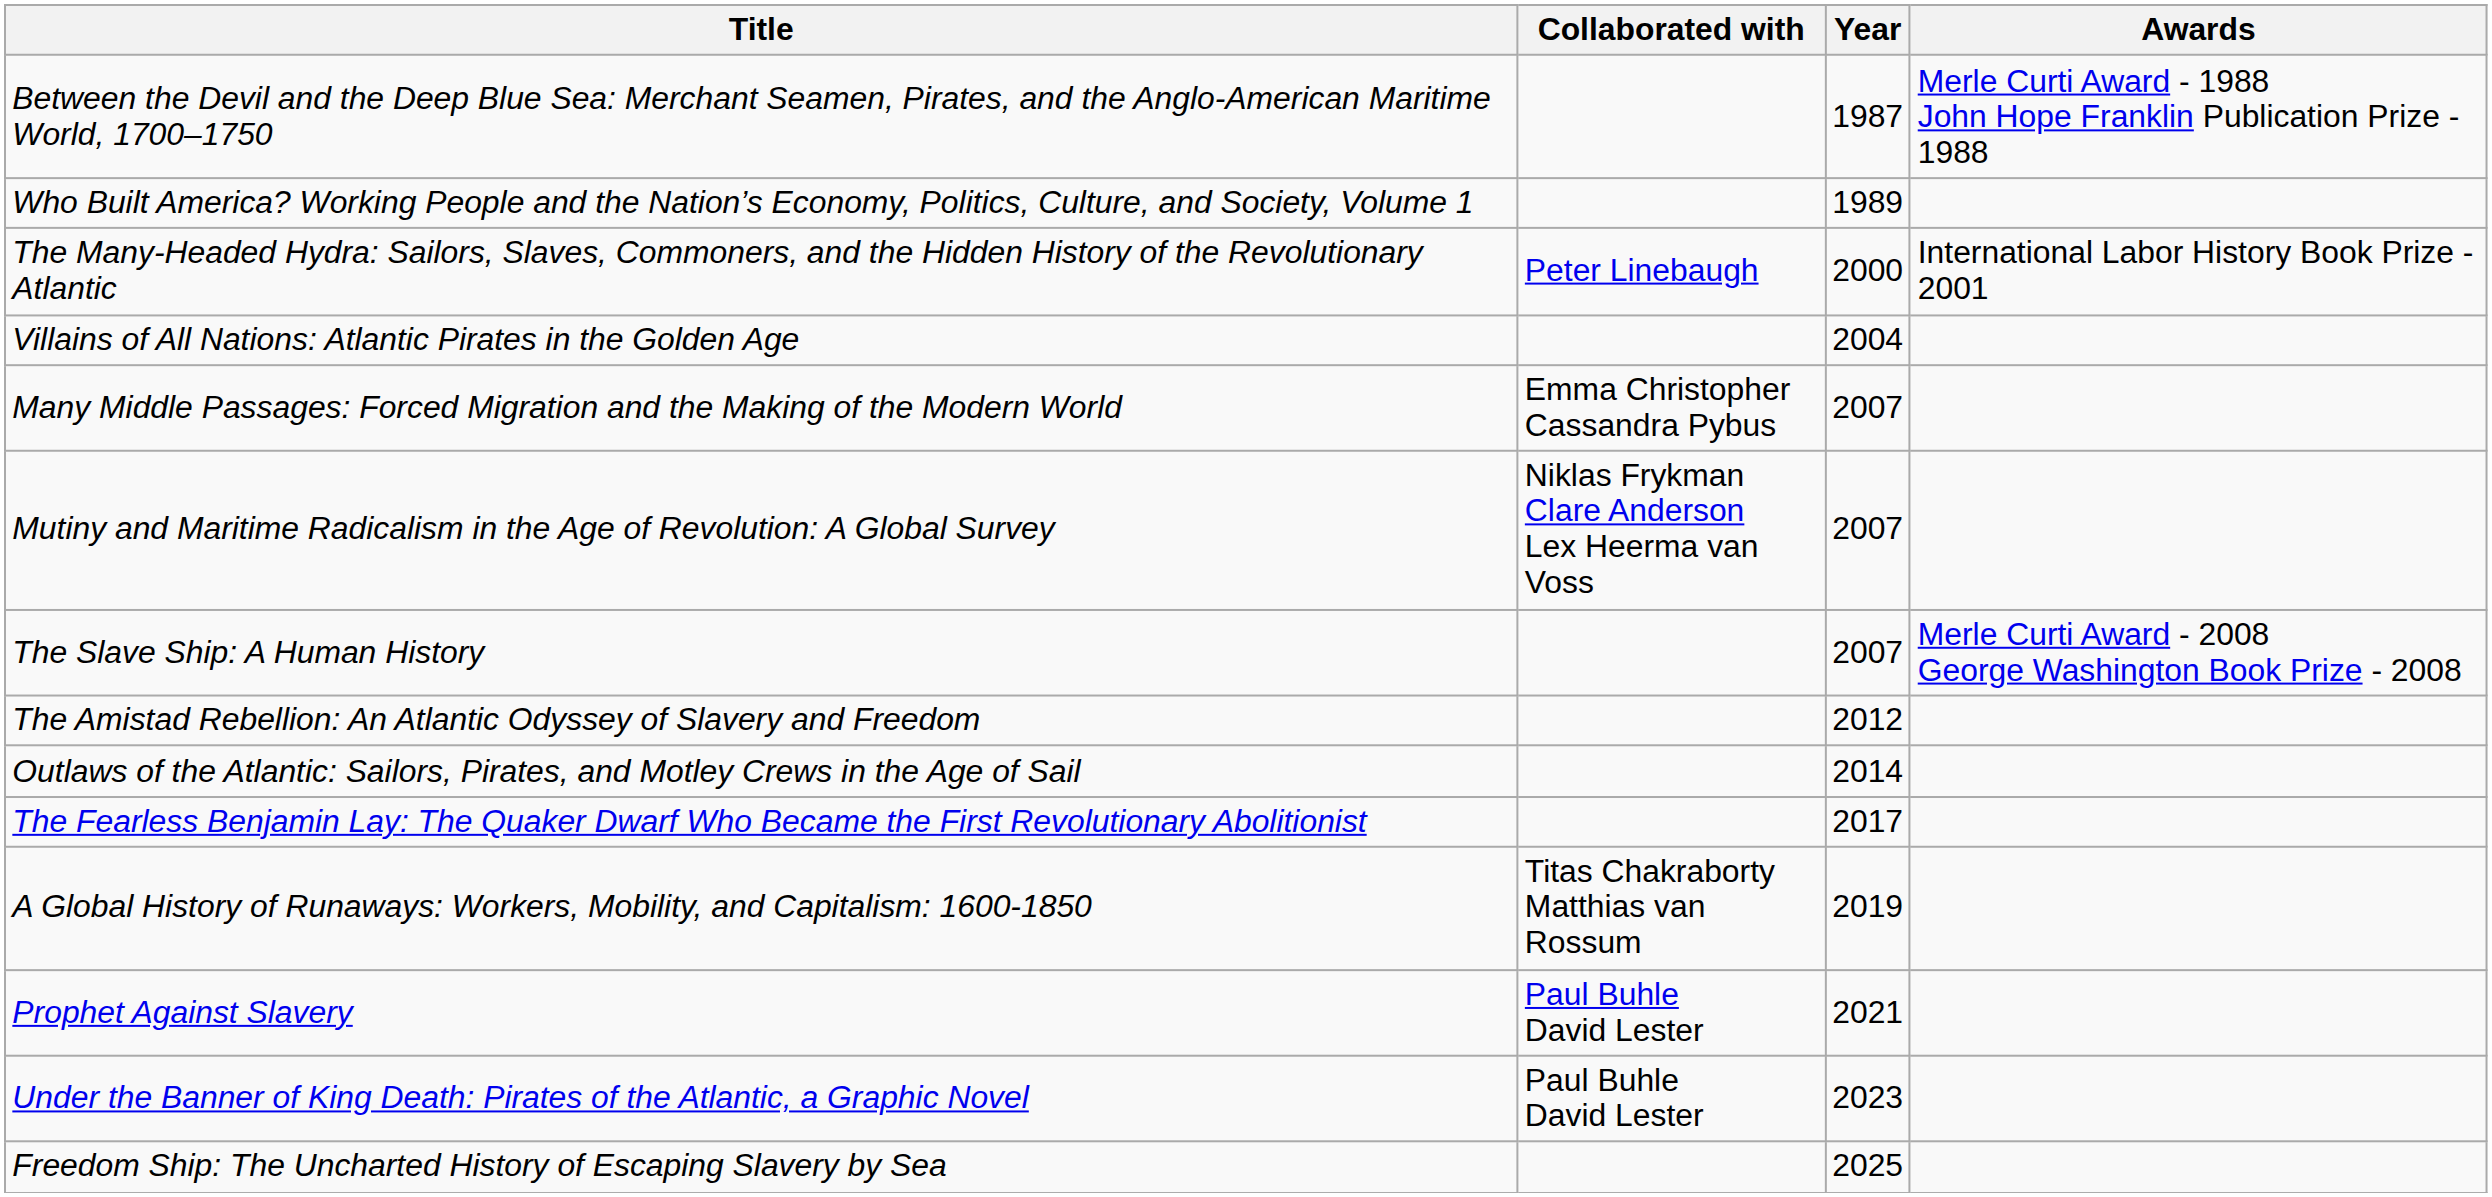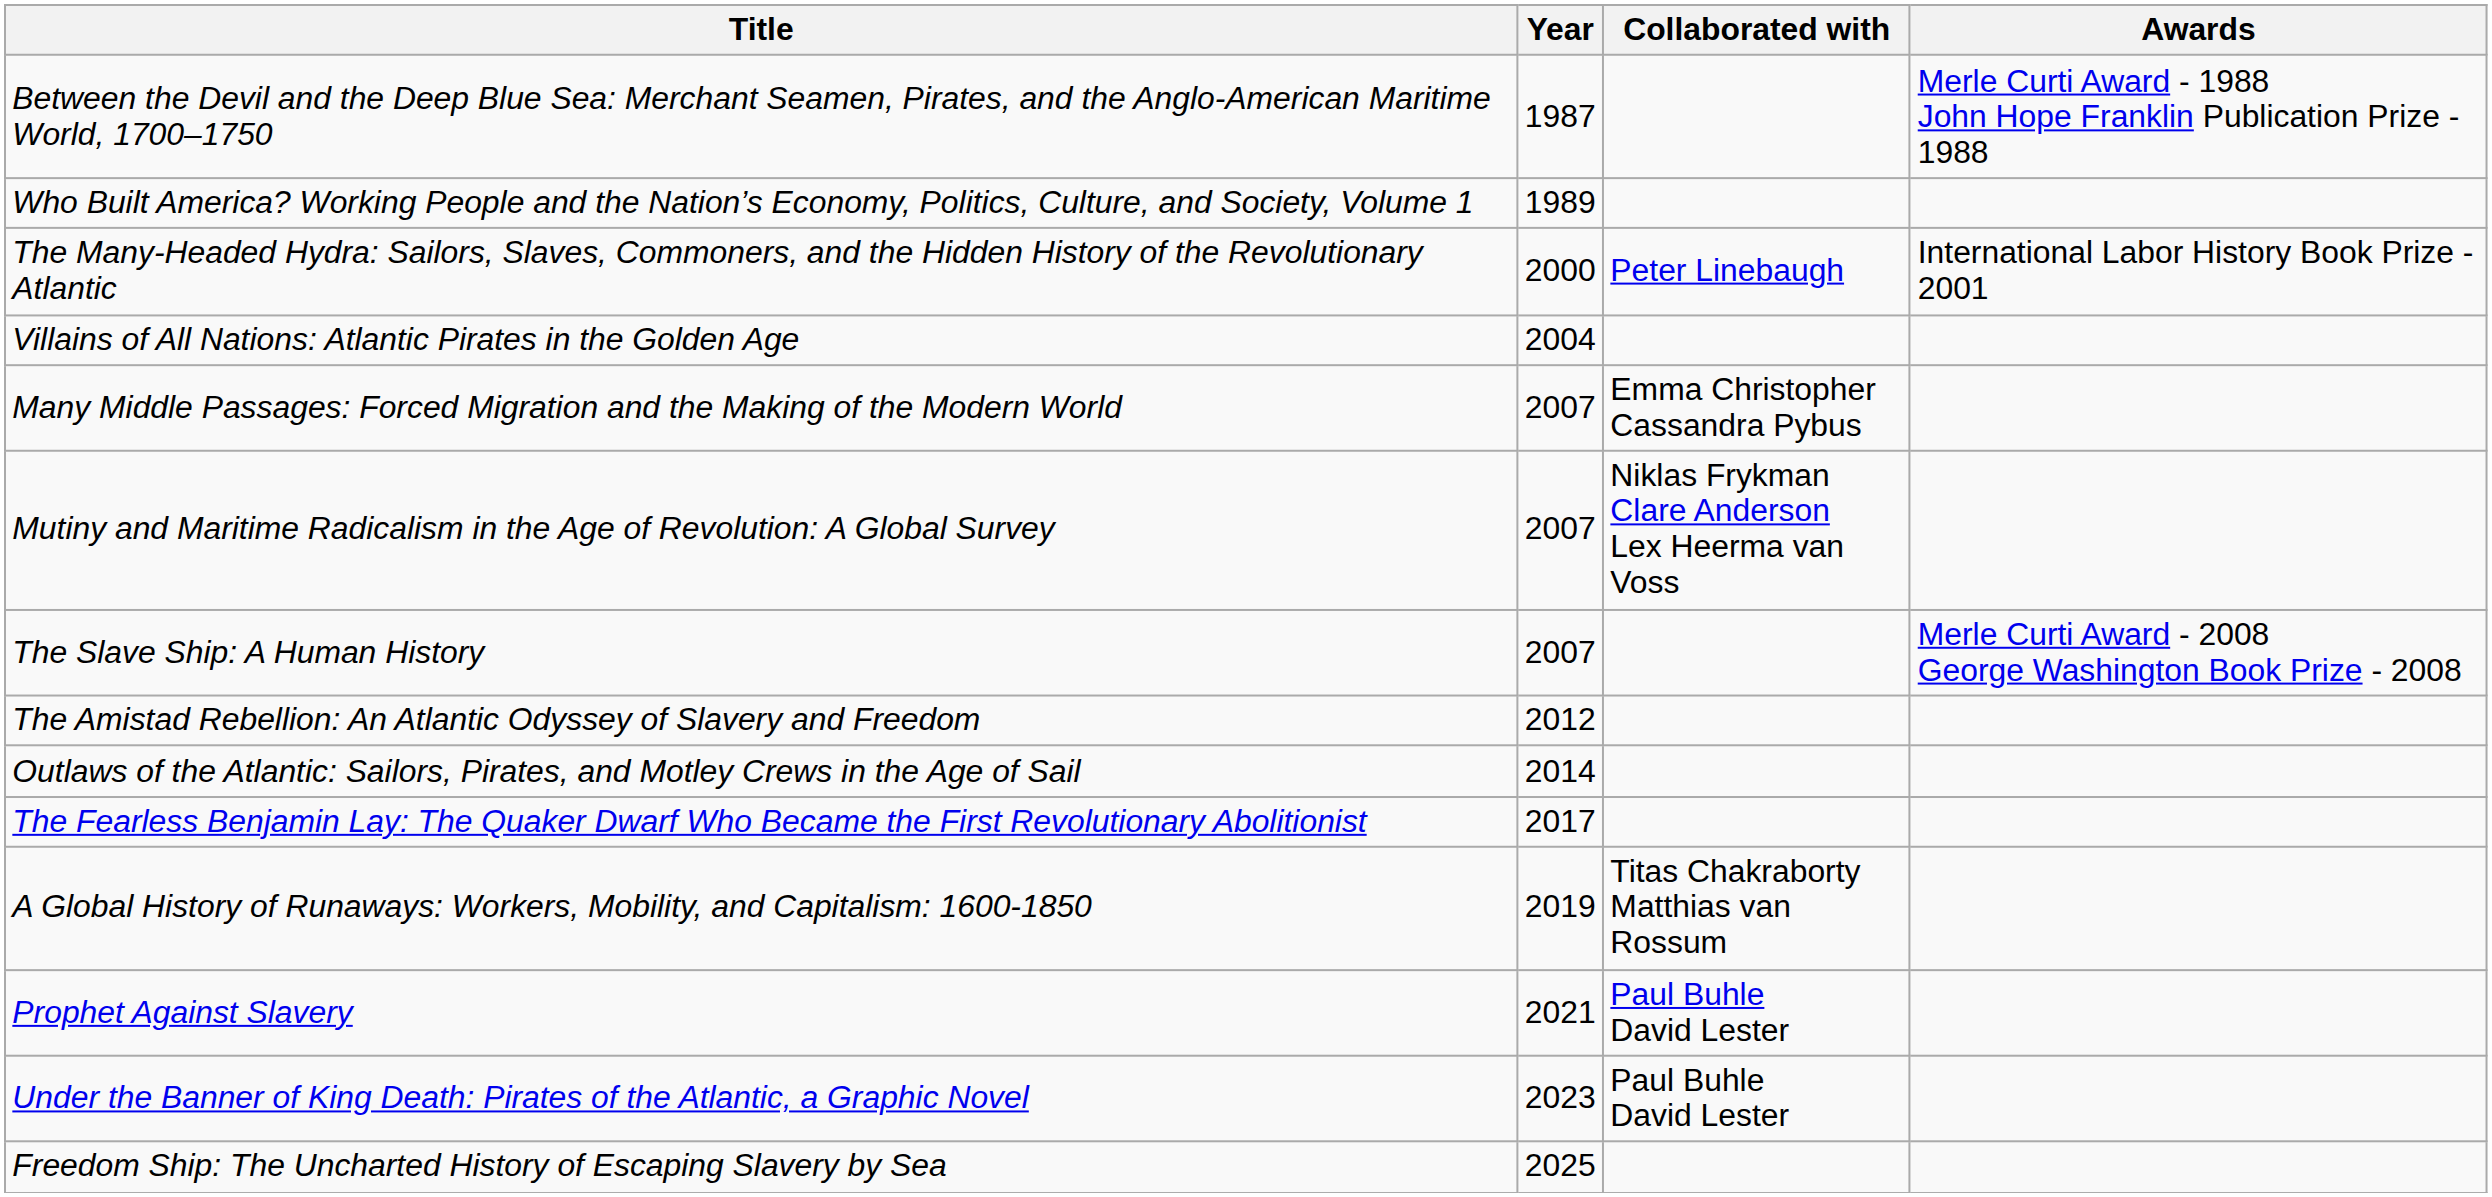columns swapped: (1671, 29) <-> (1868, 29)
